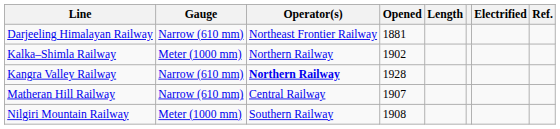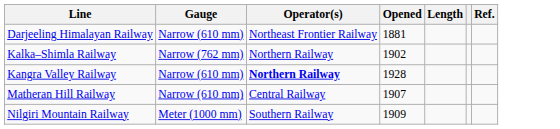- column: (500, 14)
(200, 54) Meter (1000 mm) -> (201, 54) Narrow (762 mm)
(394, 114) 1908 -> (394, 114) 1909
